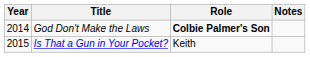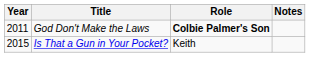(18, 28) 2014 -> (17, 28) 2011
